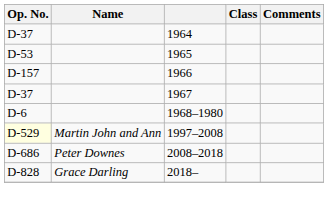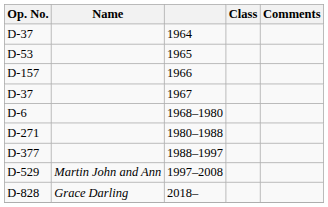+ row: (195, 133)
+ row: (195, 152)
(23, 133) lightyellow background -> (23, 172) no background
- row: (195, 152)
